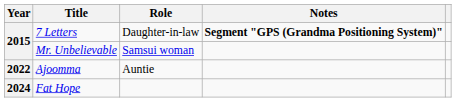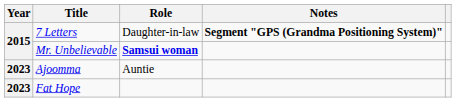(158, 50) normal -> (160, 50) bold
(19, 69) 2022 -> (19, 69) 2023
(19, 87) 2024 -> (19, 87) 2023
